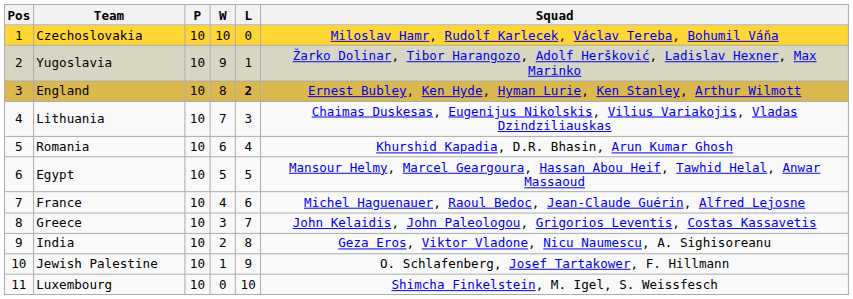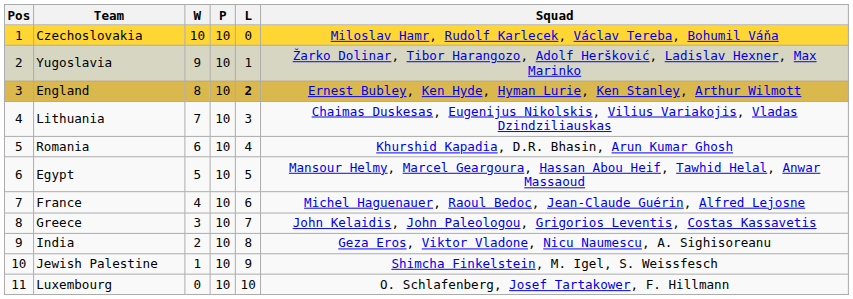columns swapped: (197, 15) <-> (223, 15)
(555, 264) O. Schlafenberg, Josef Tartakower, F. Hillmann -> (555, 264) Shimcha Finkelstein, M. Igel, S. Weissfesch
(555, 284) Shimcha Finkelstein, M. Igel, S. Weissfesch -> (555, 284) O. Schlafenberg, Josef Tartakower, F. Hillmann
